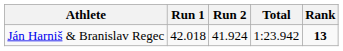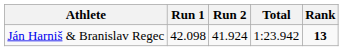(188, 35) 42.018 -> (188, 35) 42.098
